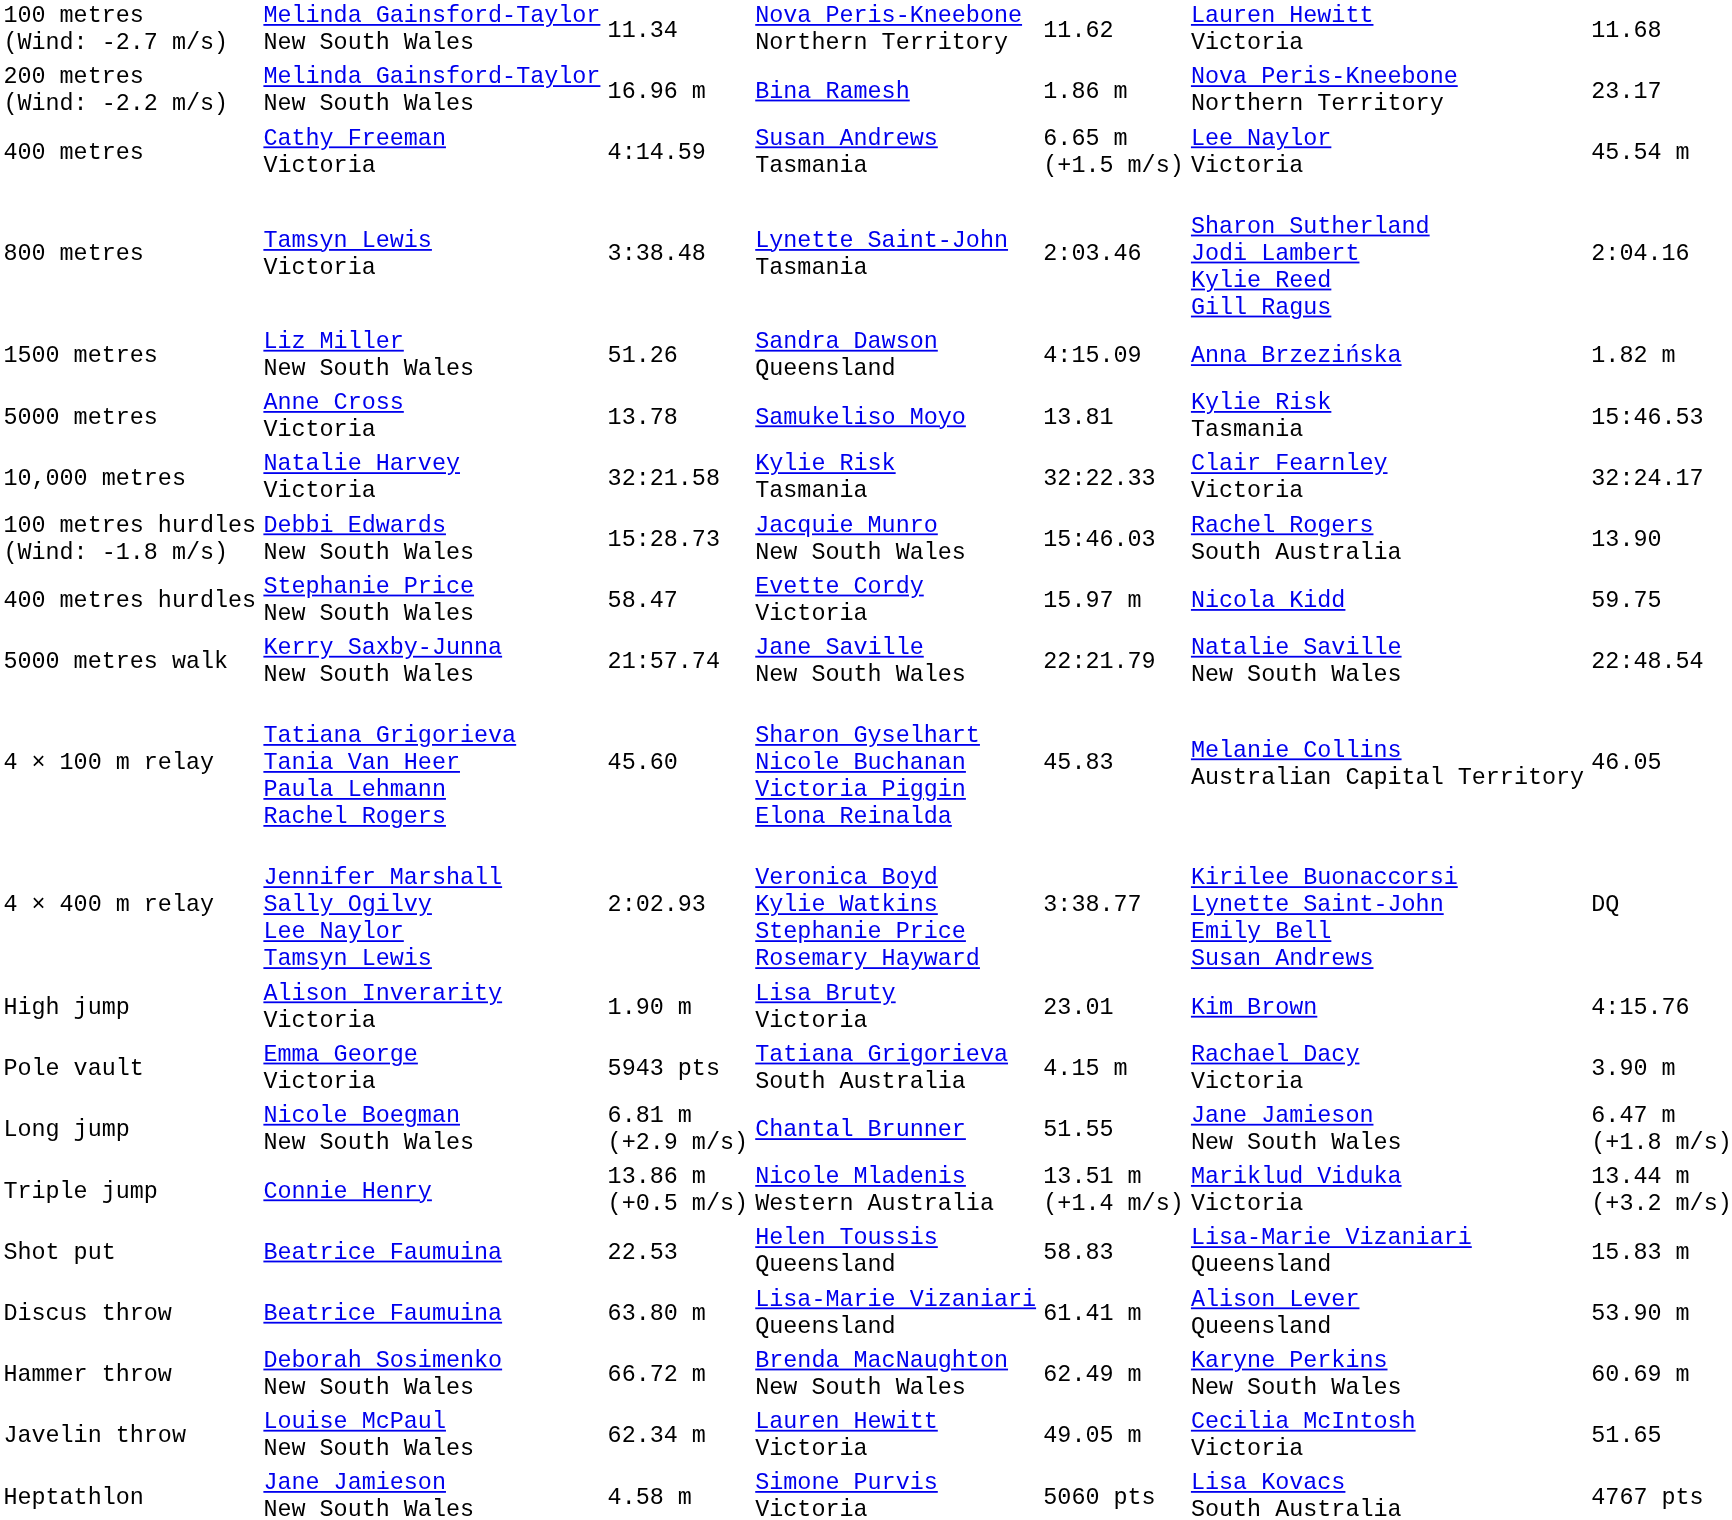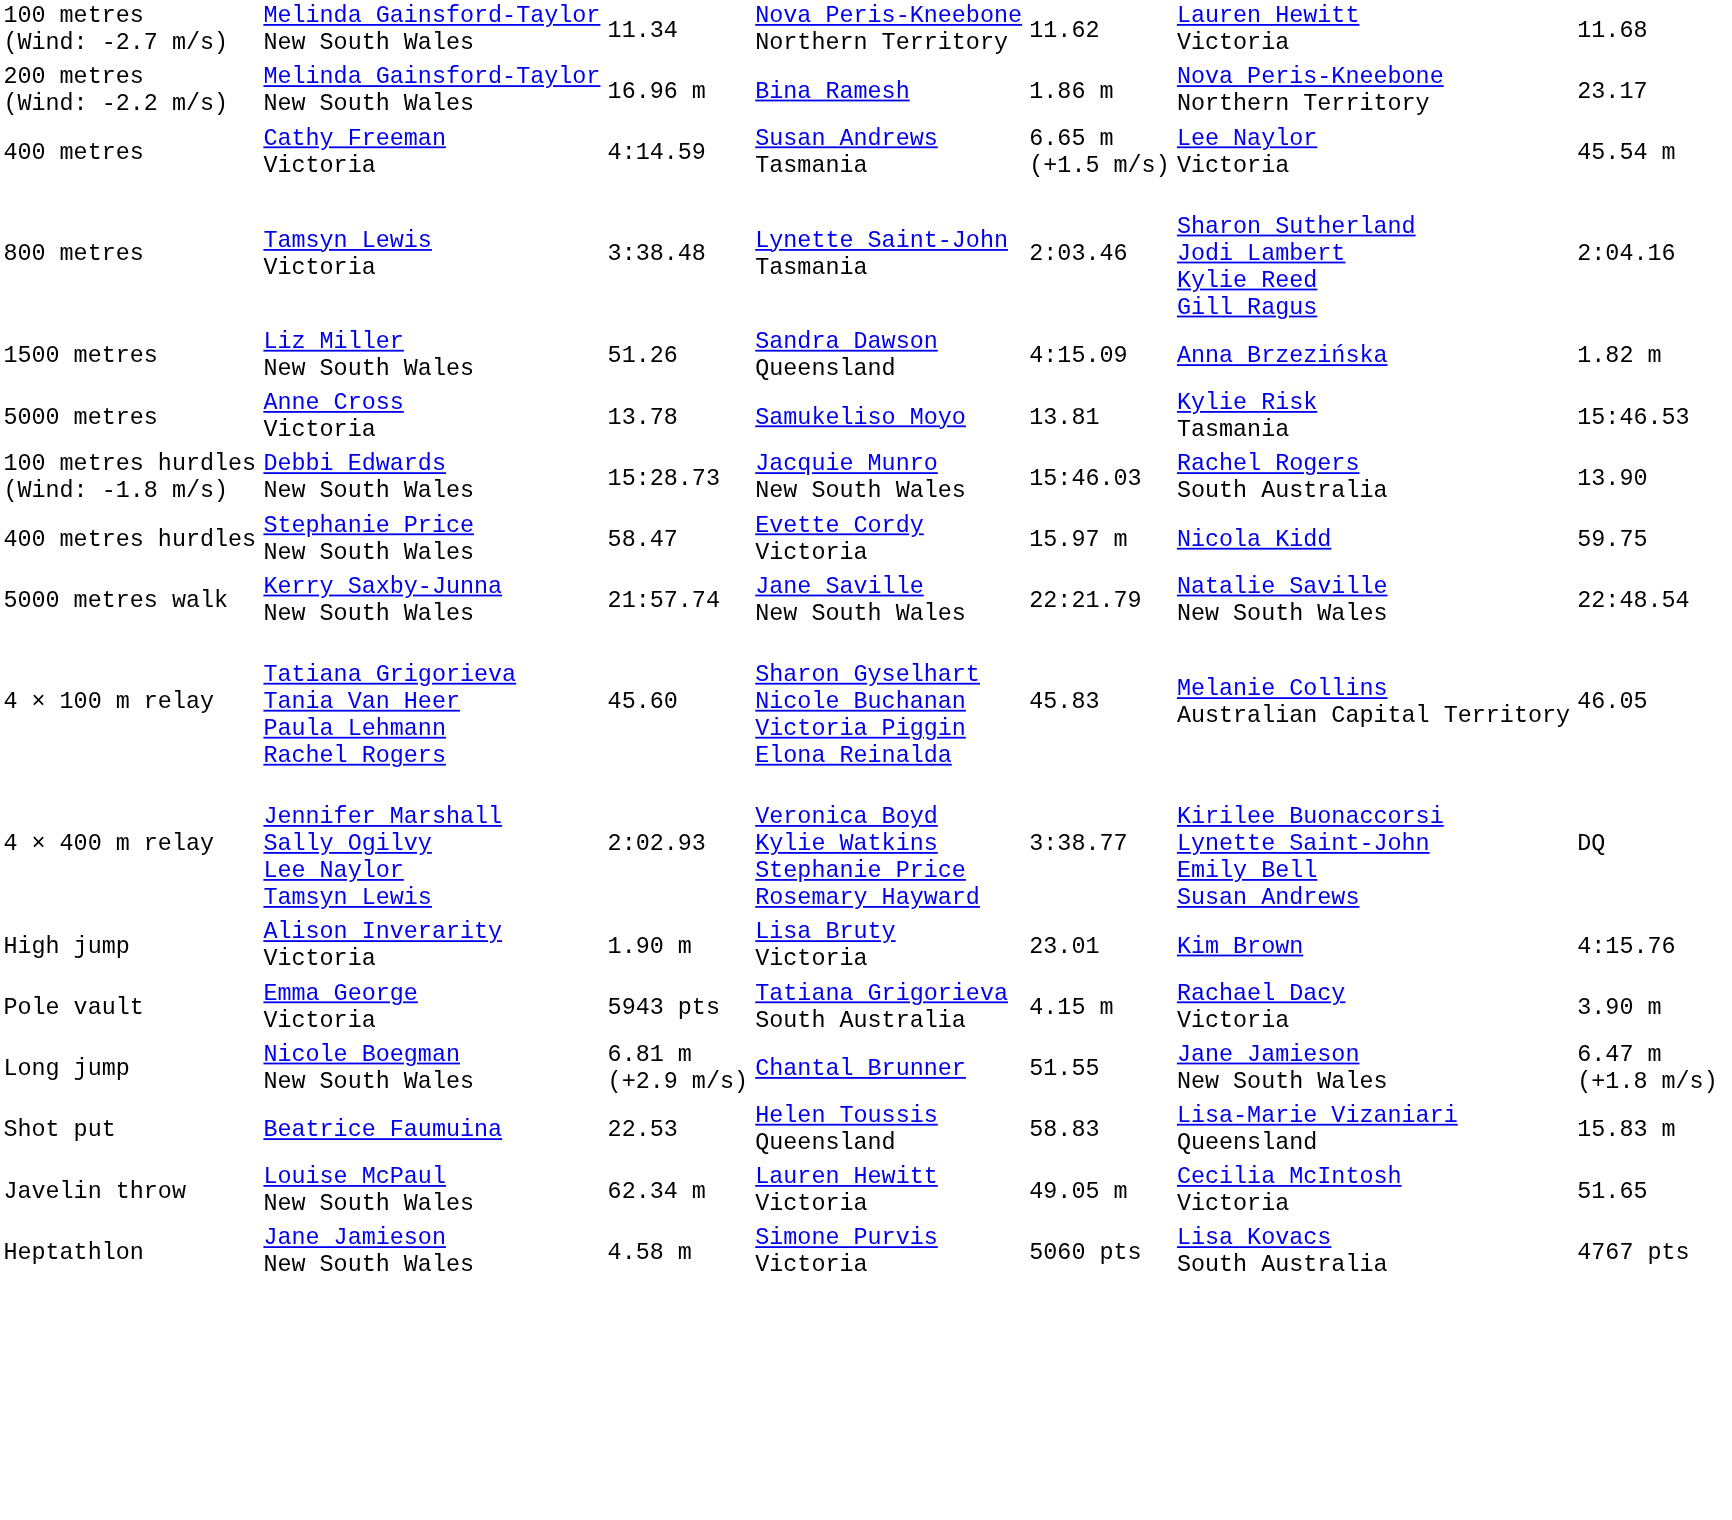- row: (95, 478)
- row: (81, 1190)
- row: (88, 1313)
- row: (88, 1374)
